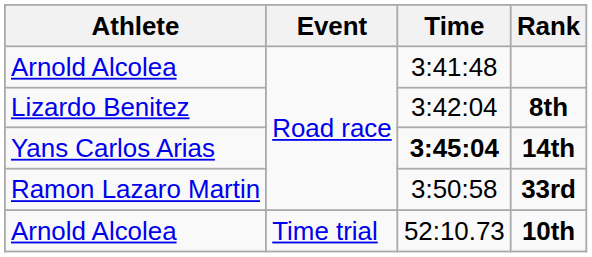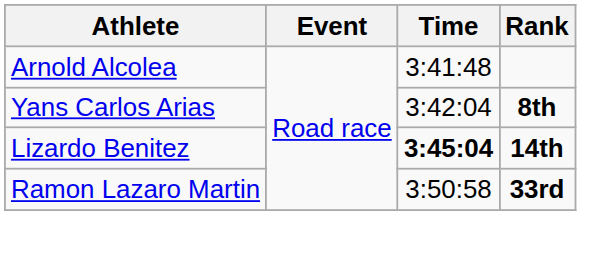(100, 108) Lizardo Benitez -> (113, 108) Yans Carlos Arias
(113, 149) Yans Carlos Arias -> (100, 149) Lizardo Benitez
- row: (549, 231)
